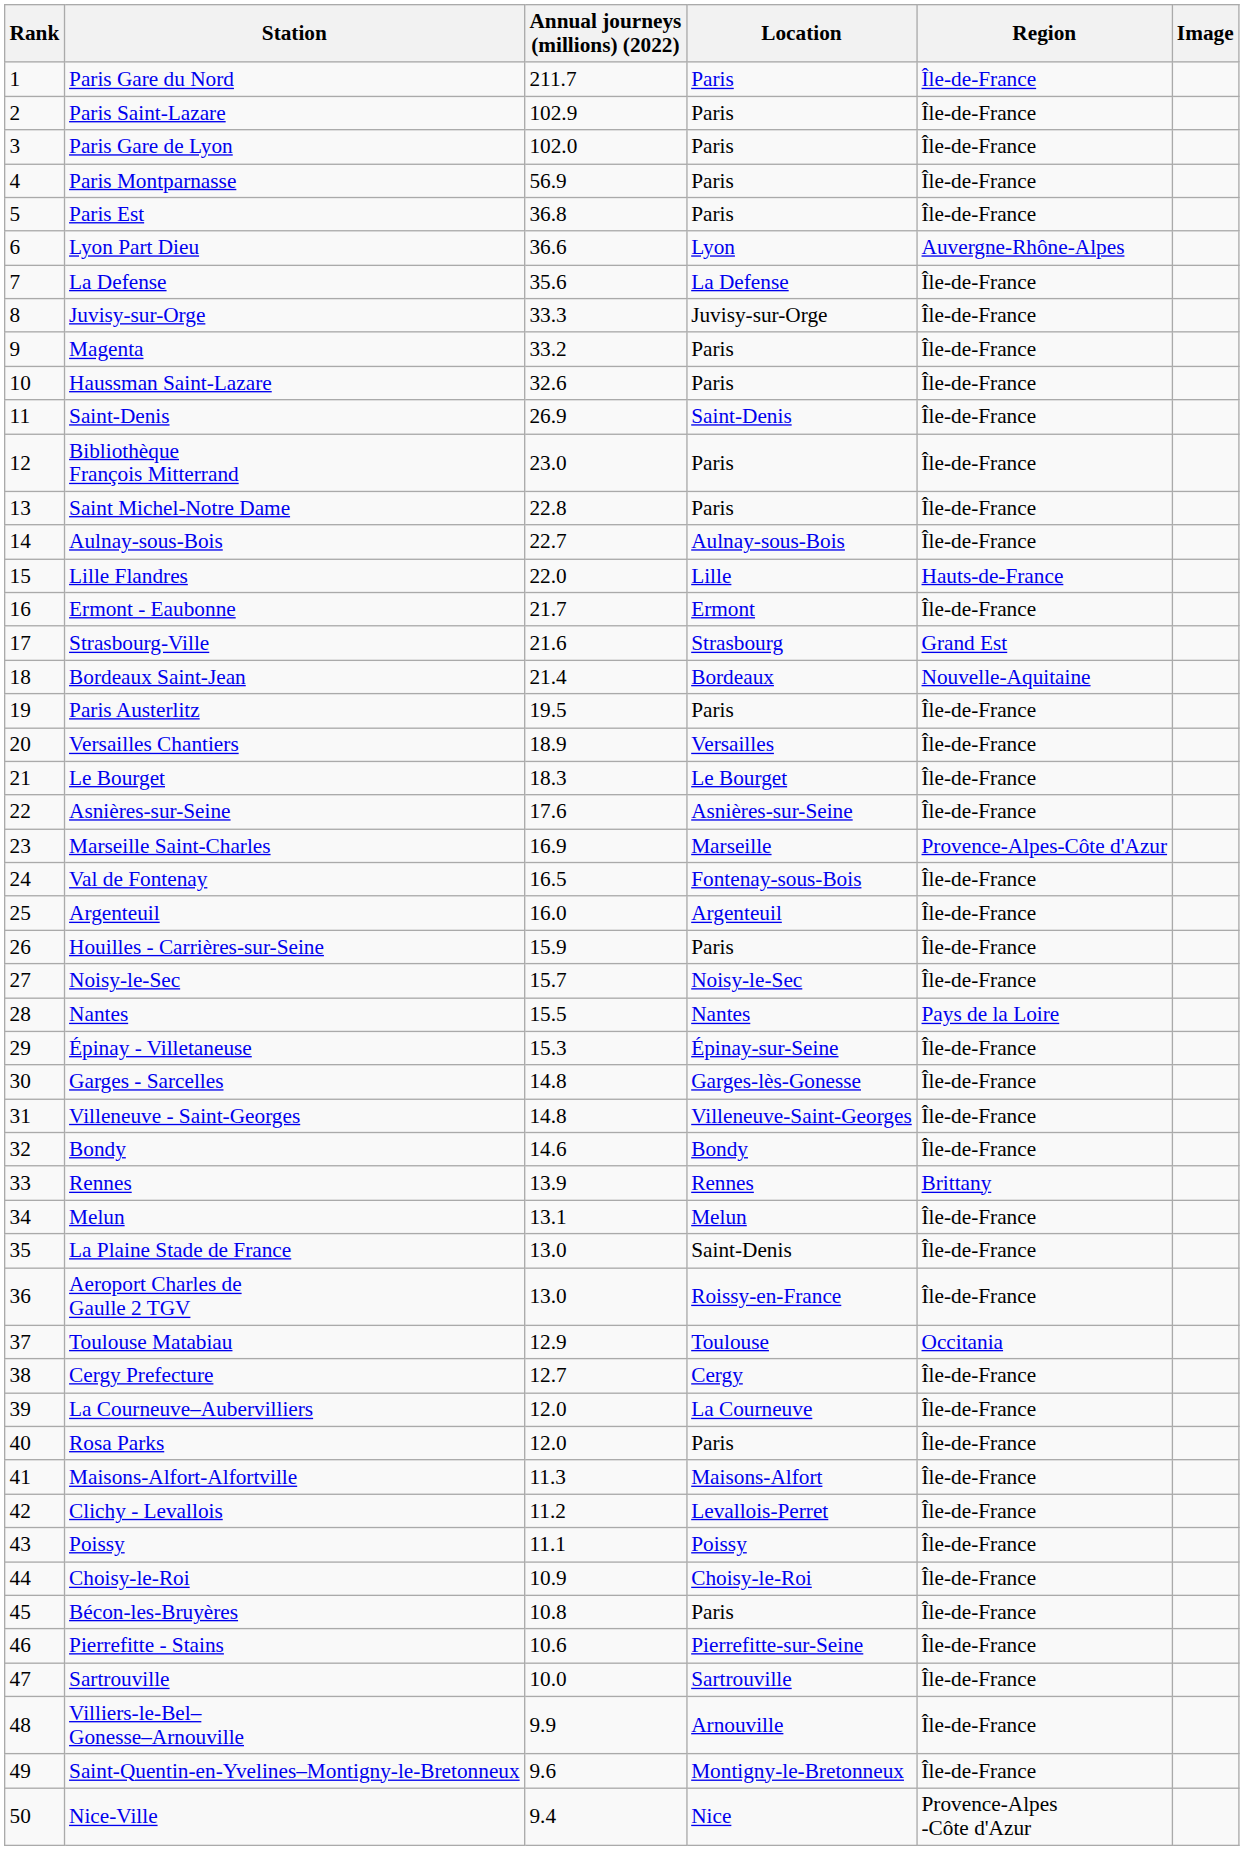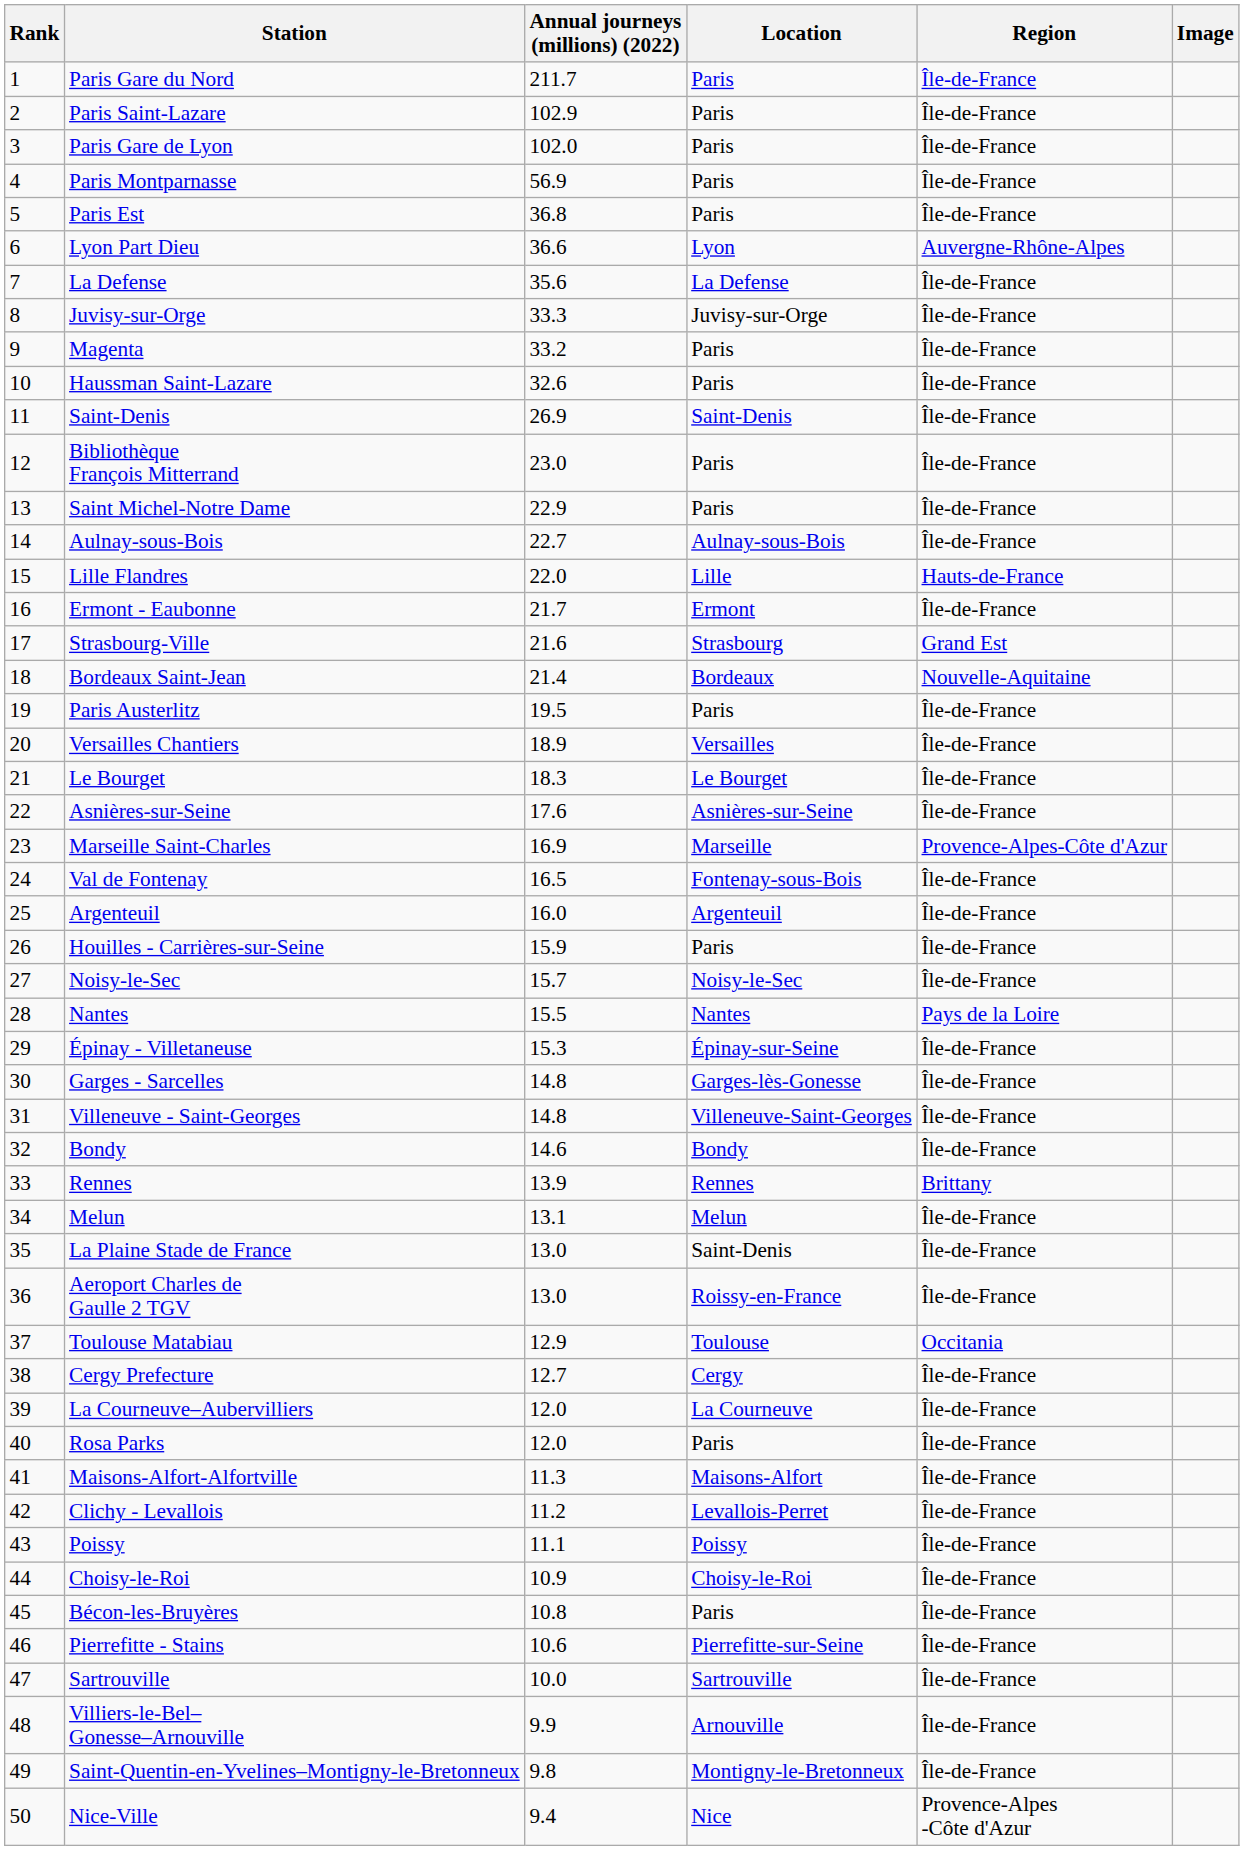(548, 507) 22.8 -> (548, 507) 22.9
(543, 1770) 9.6 -> (543, 1770) 9.8
